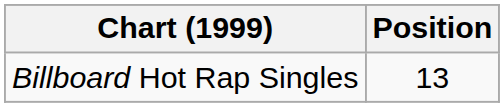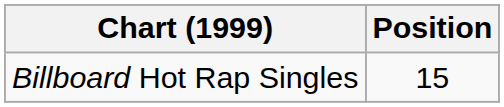(432, 76) 13 -> (432, 76) 15
